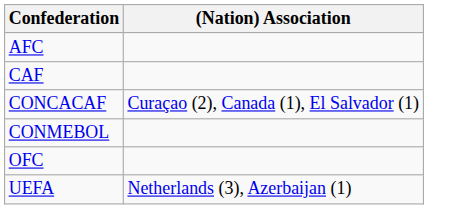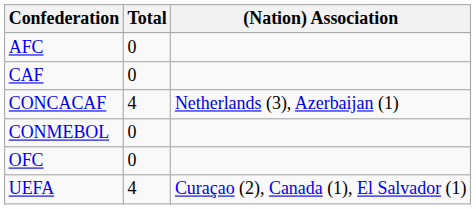+ column: (147, 18)
(273, 103) Curaçao (2), Canada (1), El Salvador (1) -> (287, 103) Netherlands (3), Azerbaijan (1)
(239, 189) Netherlands (3), Azerbaijan (1) -> (321, 189) Curaçao (2), Canada (1), El Salvador (1)
